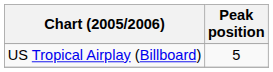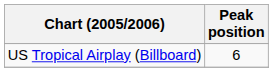(236, 55) 5 -> (236, 55) 6
